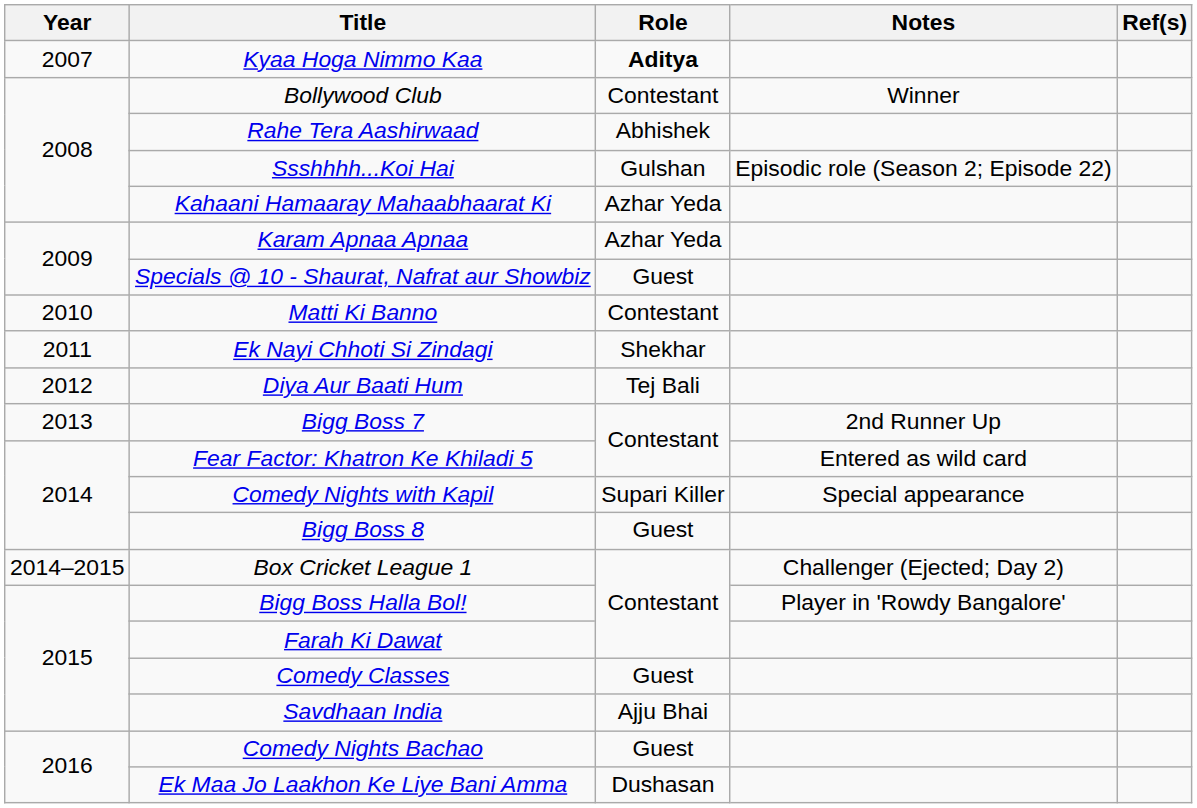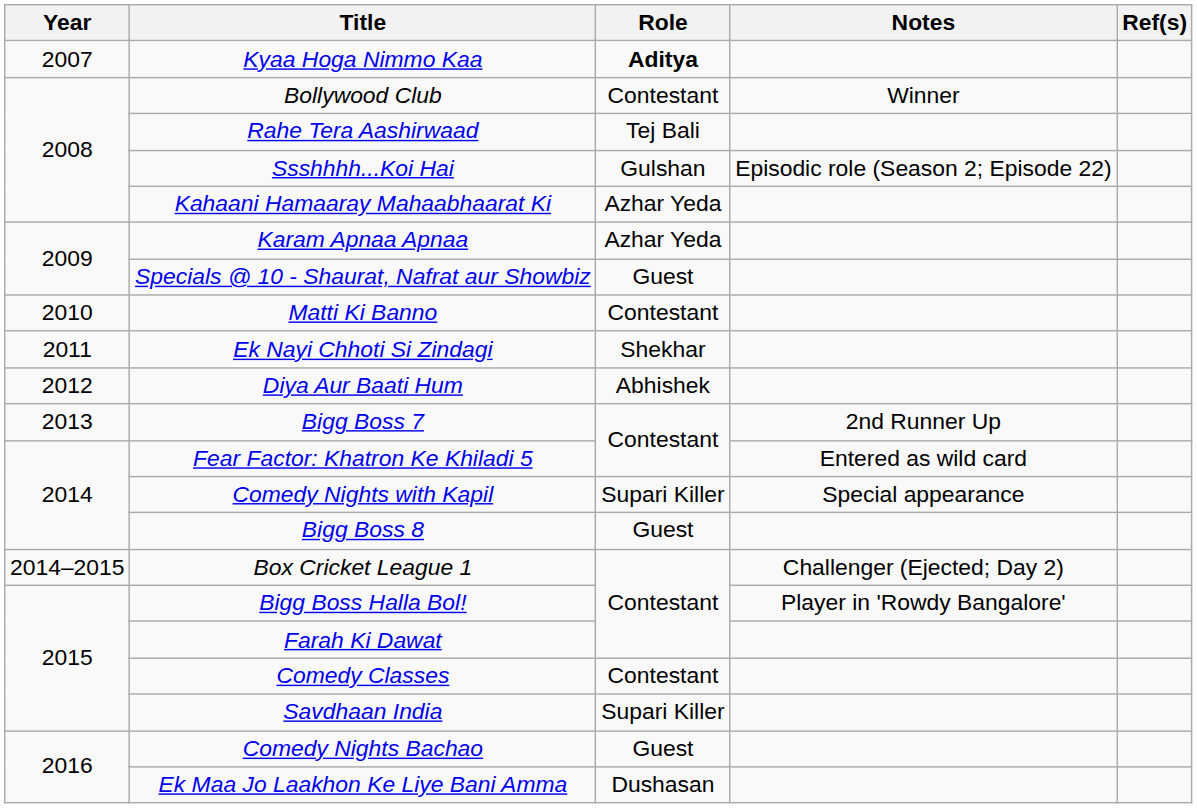(663, 131) Abhishek -> (663, 131) Tej Bali
(663, 385) Tej Bali -> (663, 385) Abhishek
(663, 675) Guest -> (663, 675) Contestant
(663, 712) Ajju Bhai -> (663, 712) Supari Killer
